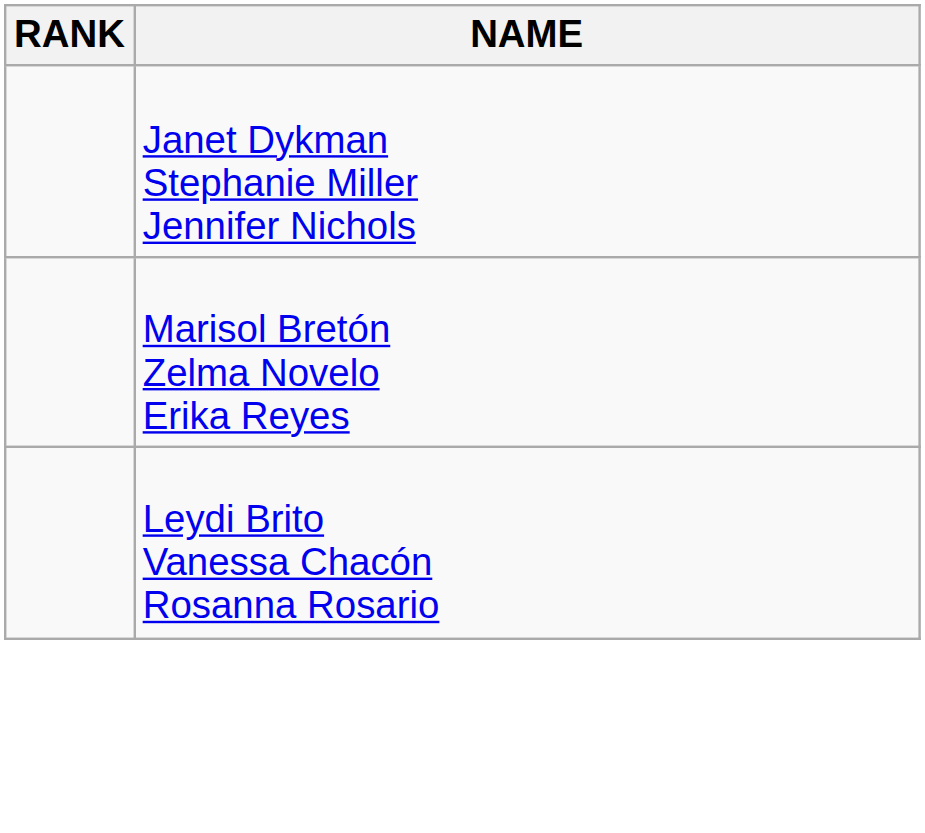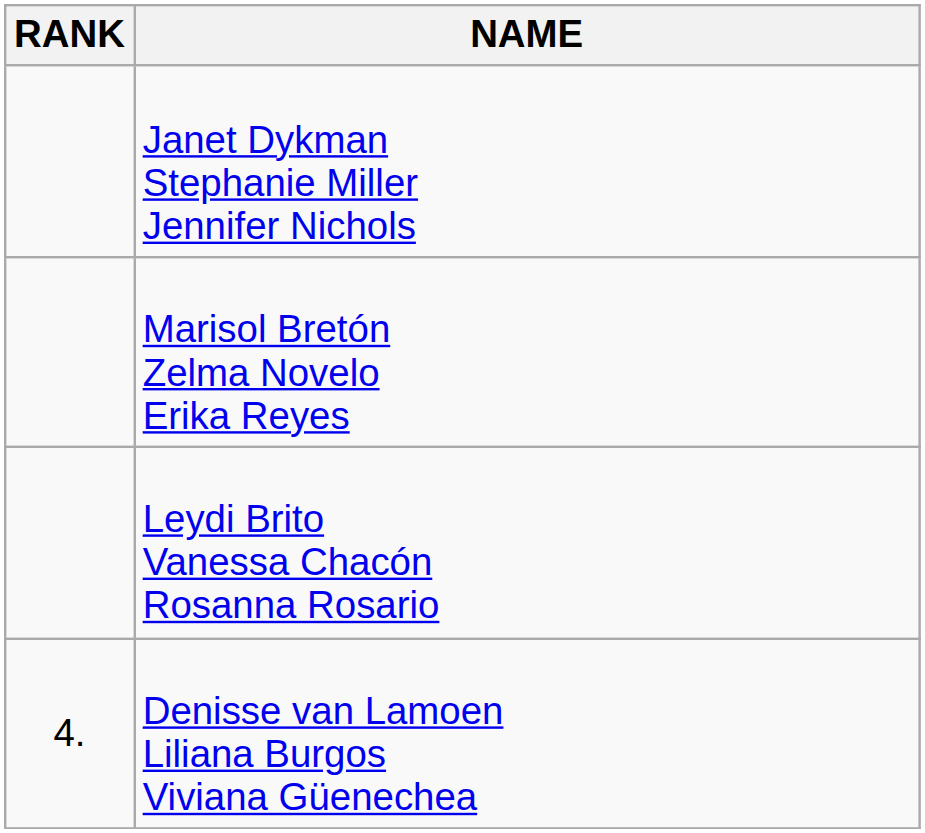+ row: (323, 753)
